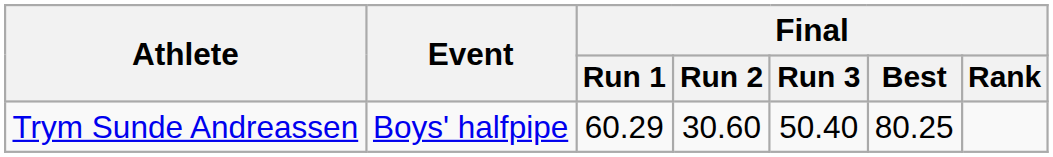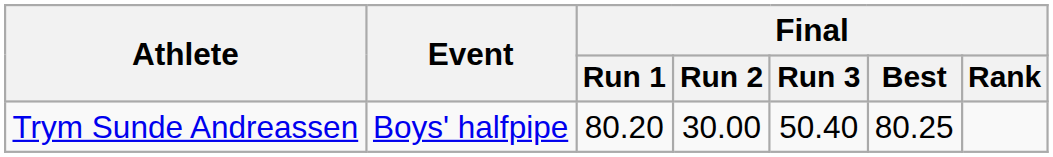(624, 127) 60.29 -> (624, 127) 80.20
(721, 127) 30.60 -> (721, 127) 30.00
